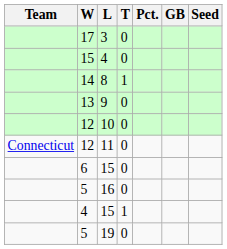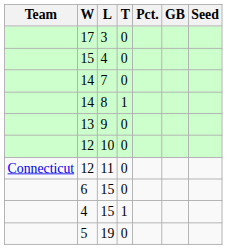+ row: (87, 80)
- row: (84, 189)
